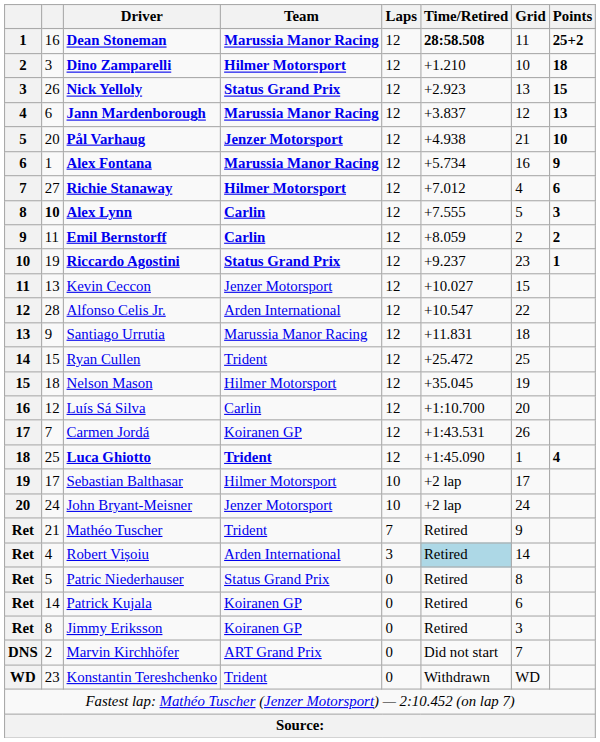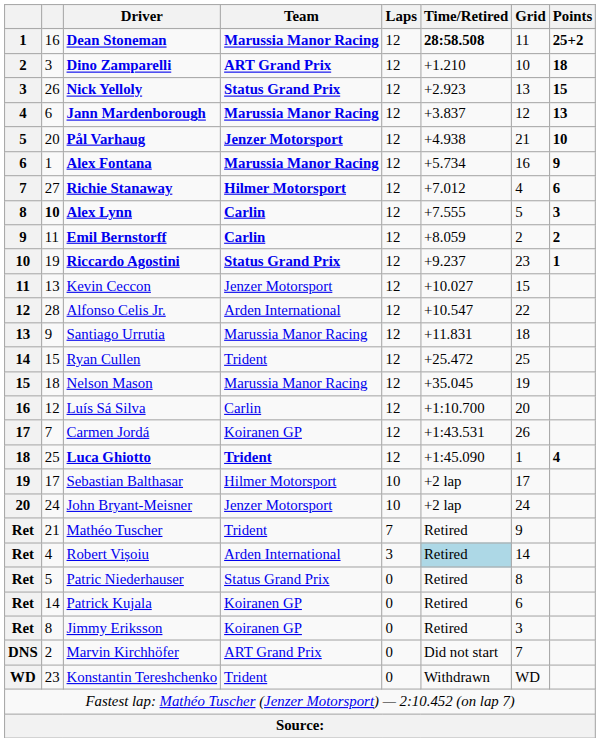(285, 65) Hilmer Motorsport -> (278, 65) ART Grand Prix
(280, 383) Hilmer Motorsport -> (296, 383) Marussia Manor Racing
